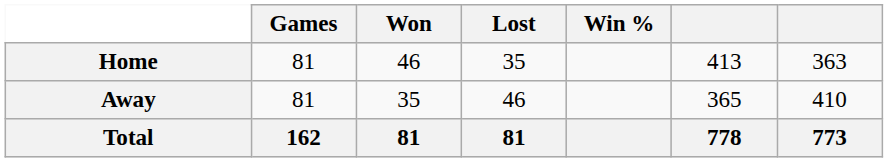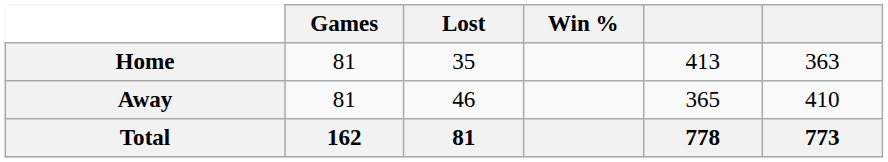- column: (409, 23)
